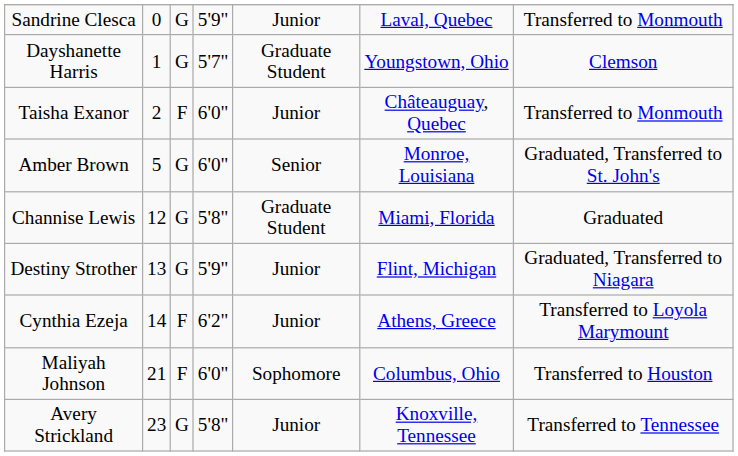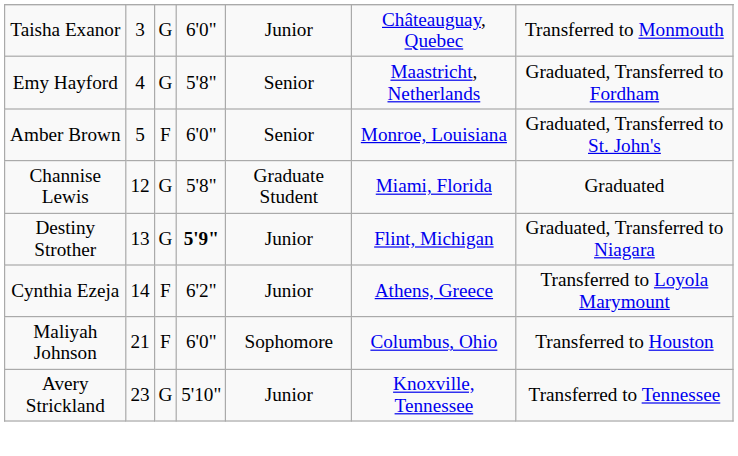- row: (74, 19)
- row: (74, 60)
(157, 113) 2 -> (140, 30) 3
(182, 113) F -> (165, 30) G
+ row: (65, 82)
(182, 165) G -> (165, 134) F
(213, 269) normal -> (201, 238) bold
(213, 425) 5'8" -> (201, 394) 5'10"
